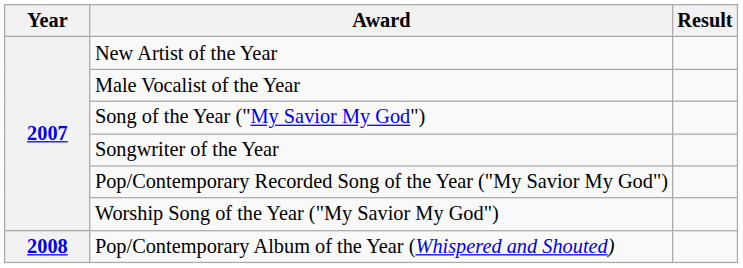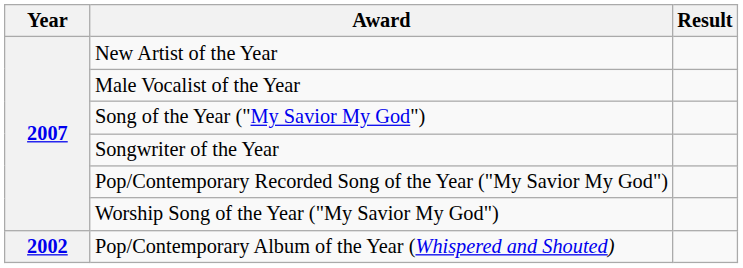(47, 246) 2008 -> (47, 246) 2002
